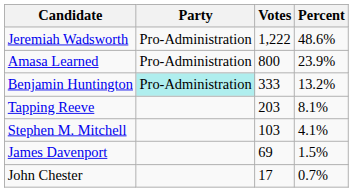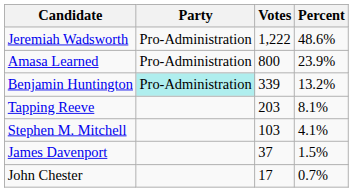(269, 84) 333 -> (269, 84) 339
(265, 152) 69 -> (265, 152) 37
